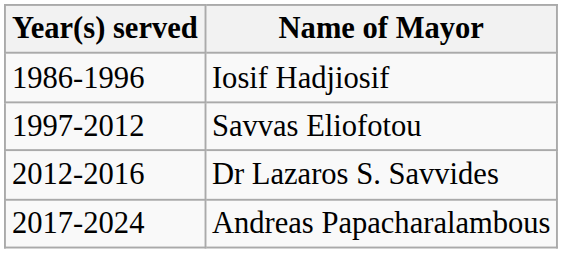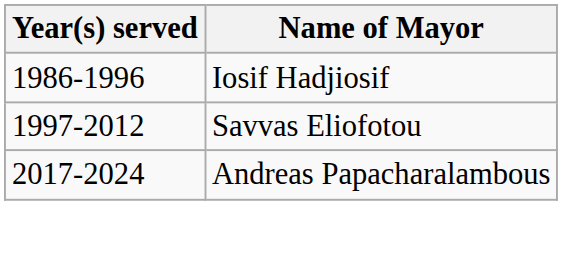- row: (355, 174)
